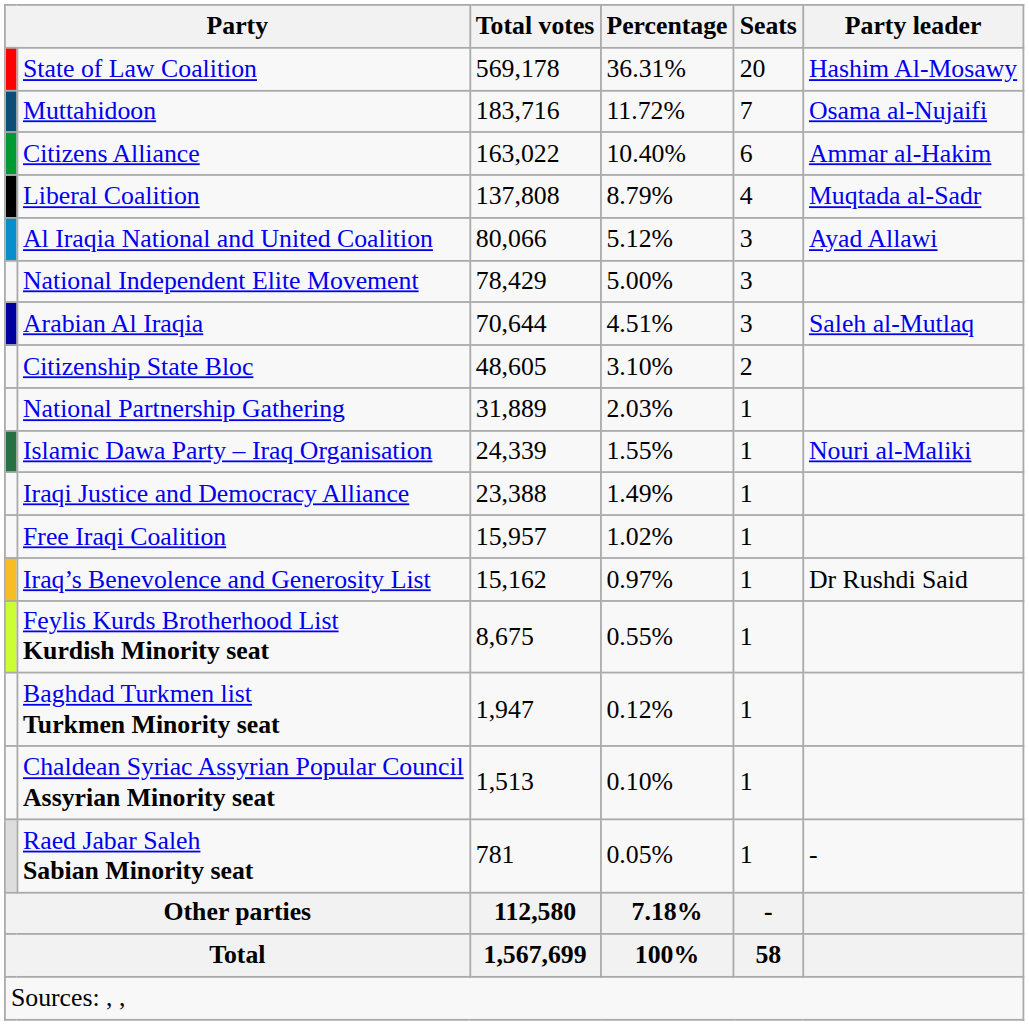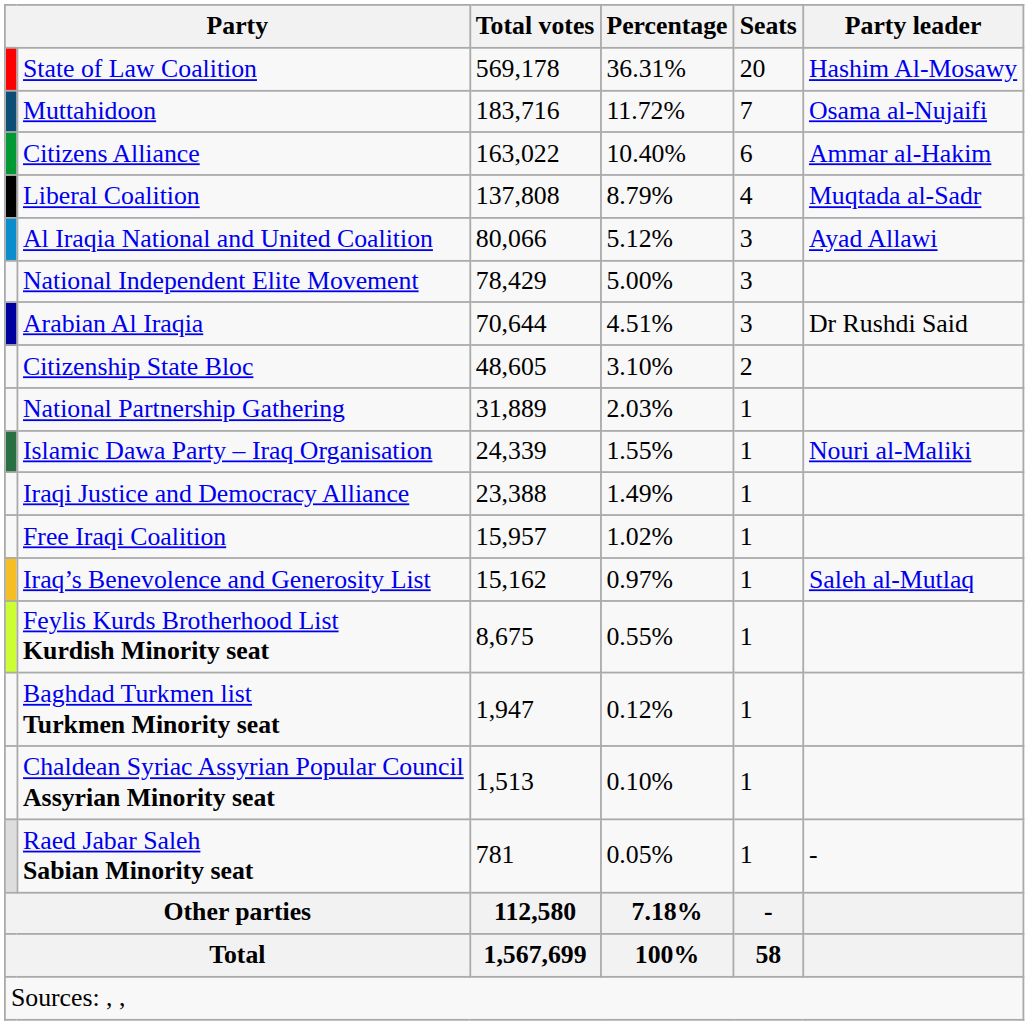(892, 323) Saleh al-Mutlaq -> (888, 323) Dr Rushdi Said
(888, 578) Dr Rushdi Said -> (892, 578) Saleh al-Mutlaq
